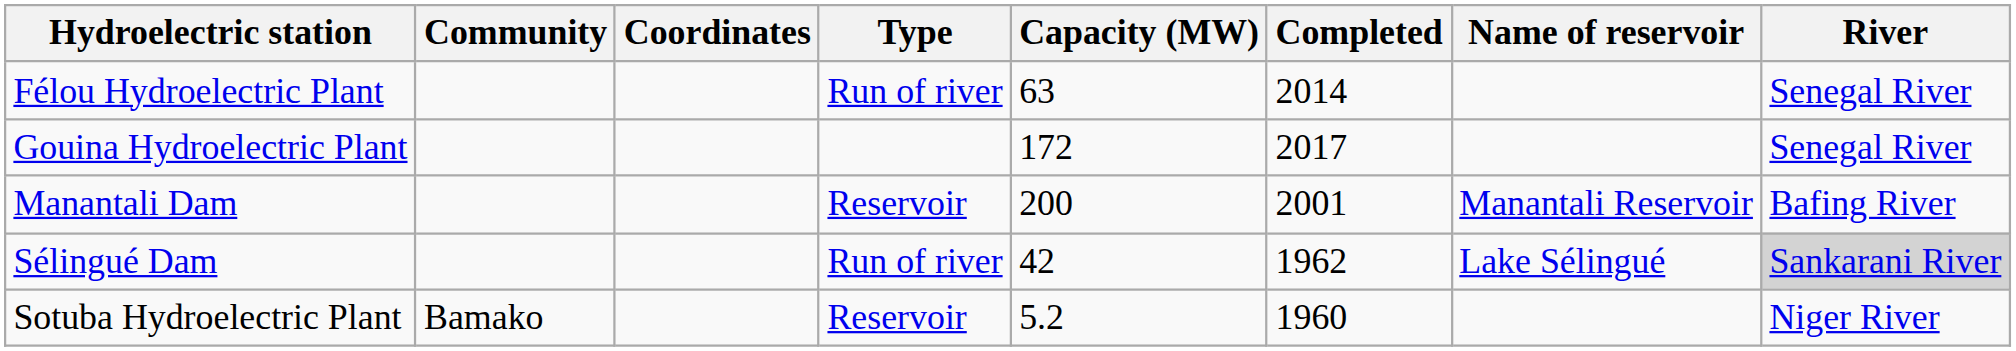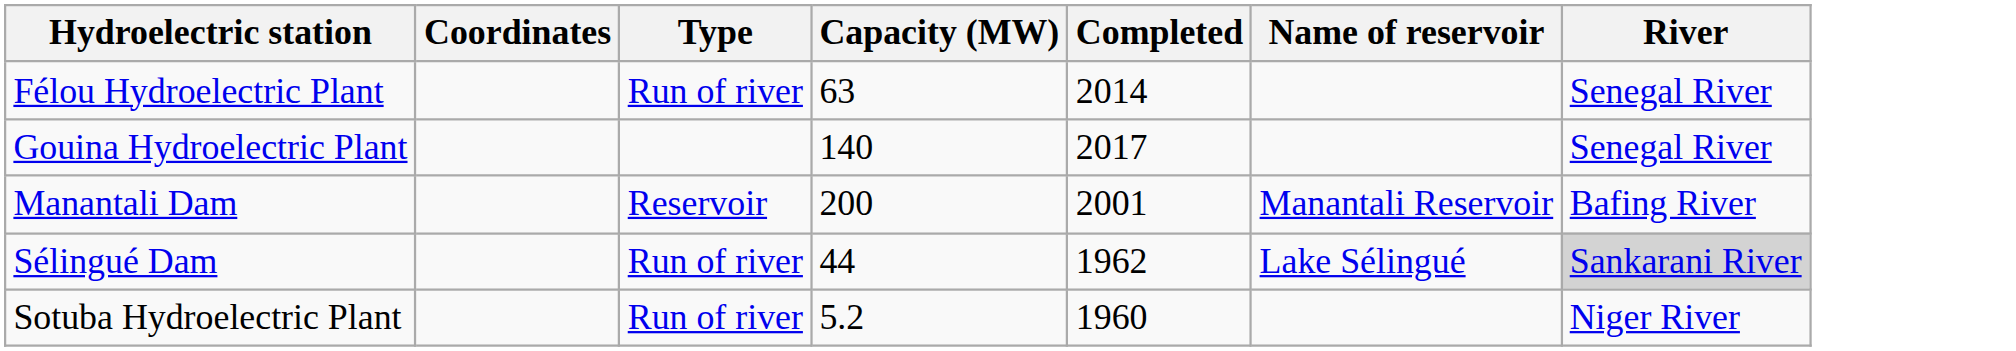- column: (516, 32)
(1046, 146) 172 -> (846, 146) 140
(1037, 260) 42 -> (837, 260) 44
(897, 317) Reservoir -> (715, 317) Run of river
